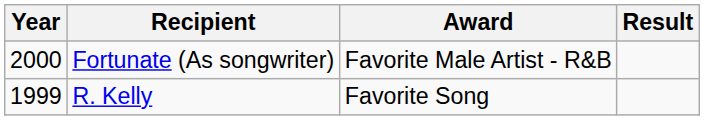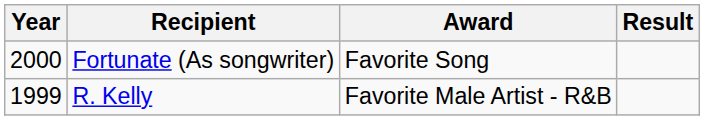(478, 59) Favorite Male Artist - R&B -> (417, 59) Favorite Song
(417, 96) Favorite Song -> (478, 96) Favorite Male Artist - R&B
